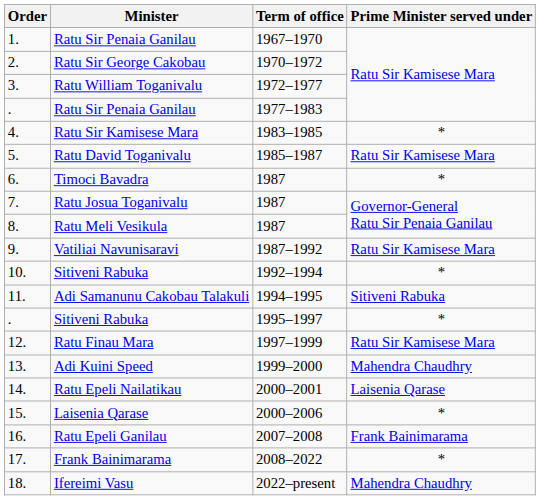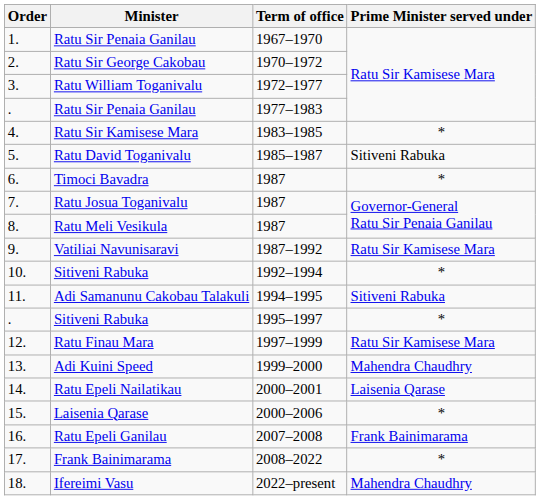(423, 156) Ratu Sir Kamisese Mara -> (398, 156) Sitiveni Rabuka
